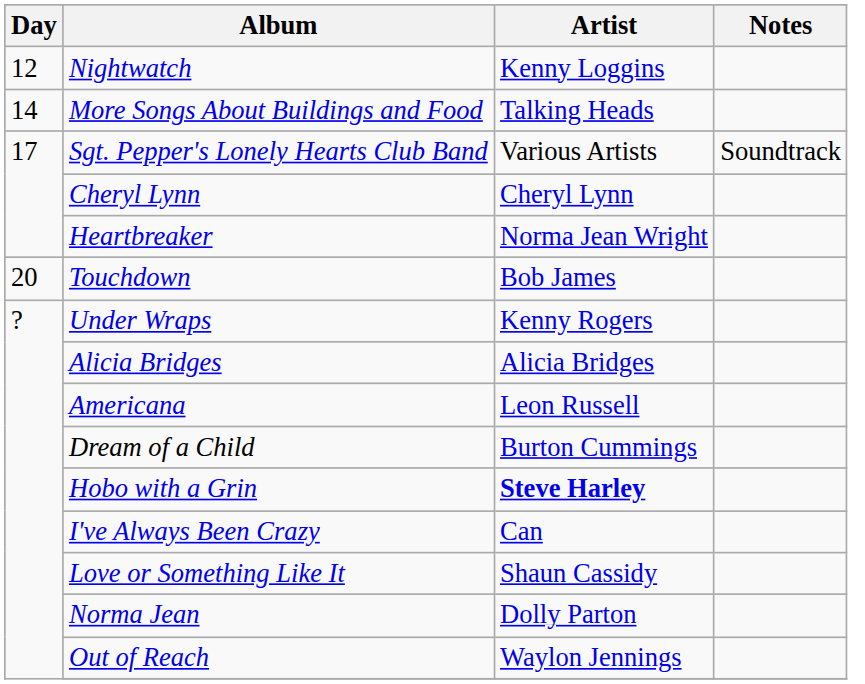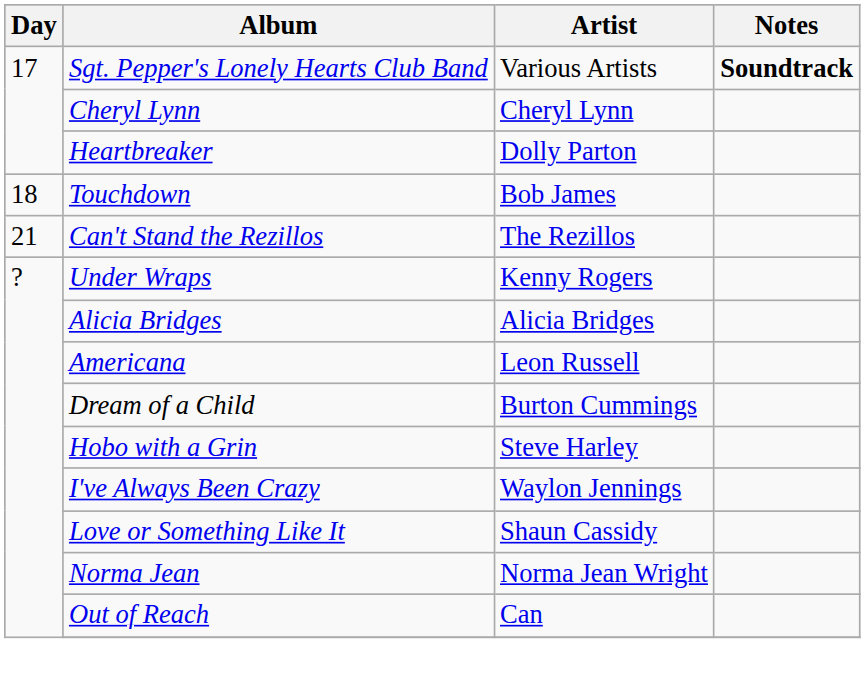- row: (130, 67)
- row: (276, 109)
(781, 151) normal -> (787, 67) bold
(604, 236) Norma Jean Wright -> (568, 151) Dolly Parton
(24, 278) 20 -> (24, 194) 18
+ row: (196, 236)
(573, 488) bold -> (569, 446) normal
(521, 531) Can -> (591, 488) Waylon Jennings
(568, 615) Dolly Parton -> (604, 573) Norma Jean Wright
(591, 657) Waylon Jennings -> (521, 615) Can
